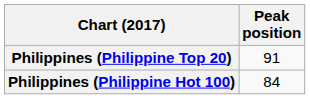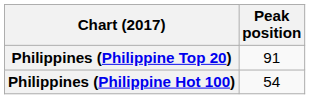(272, 81) 84 -> (272, 81) 54
